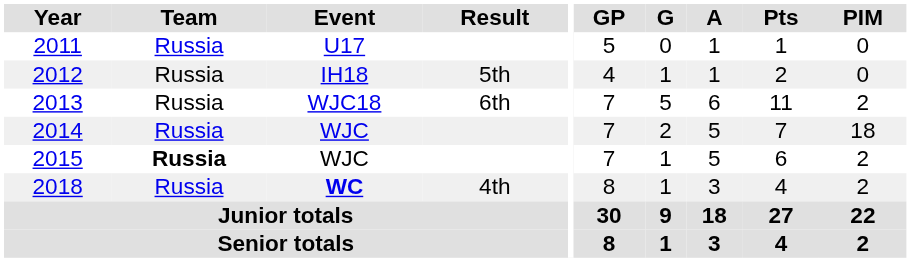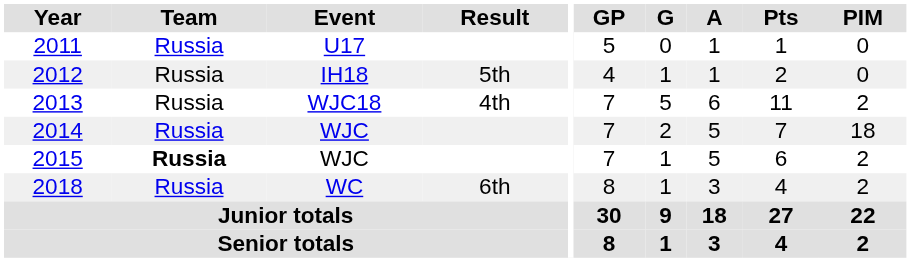(495, 102) 6th -> (495, 102) 4th
(344, 187) bold -> (344, 187) normal
(495, 187) 4th -> (495, 187) 6th
